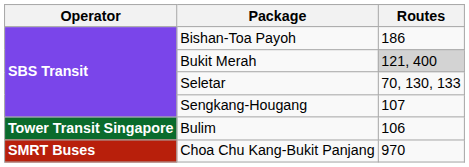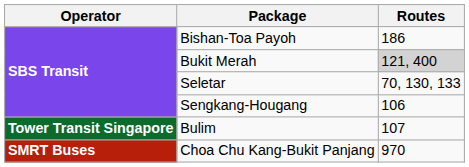(393, 105) 107 -> (393, 105) 106
(393, 128) 106 -> (393, 128) 107
